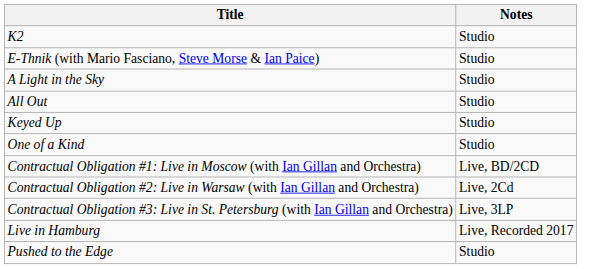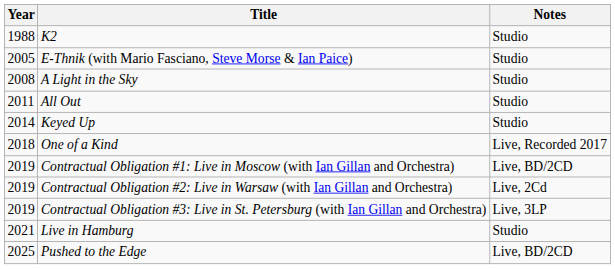+ column: (21, 15)
(477, 144) Studio -> (550, 144) Live, Recorded 2017
(516, 230) Live, Recorded 2017 -> (510, 230) Studio
(477, 252) Studio -> (533, 252) Live, BD/2CD
